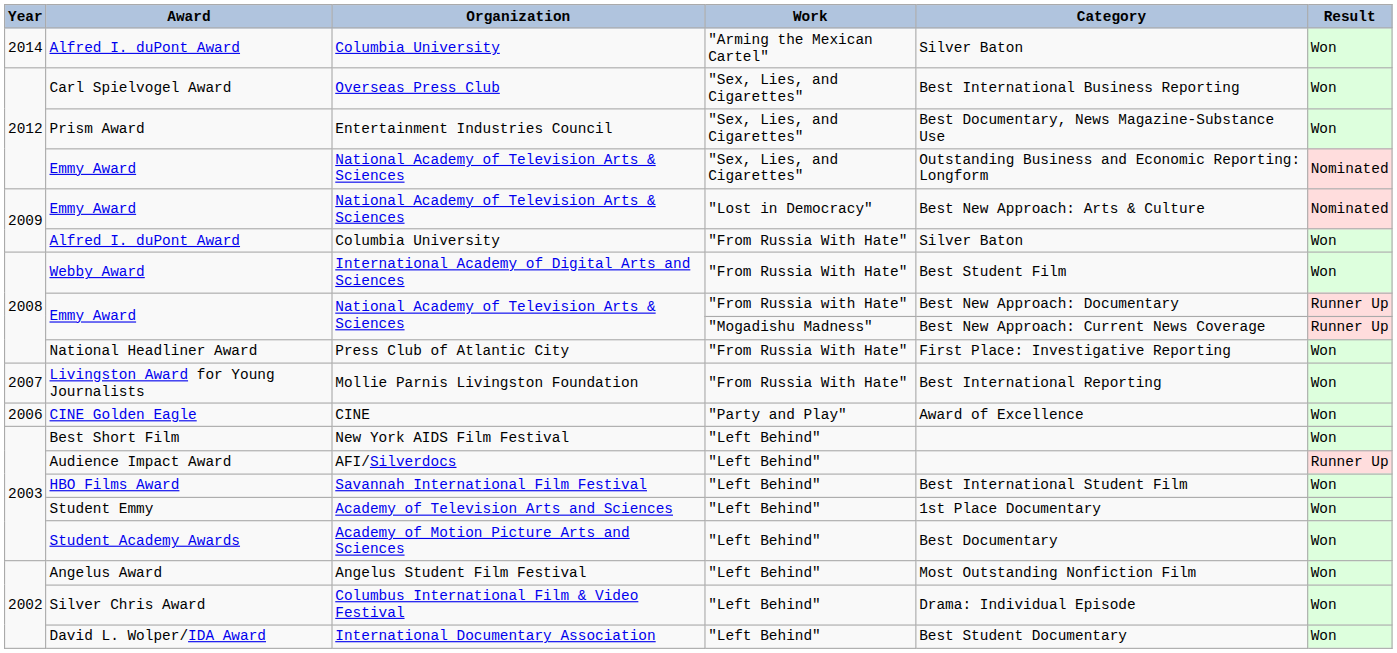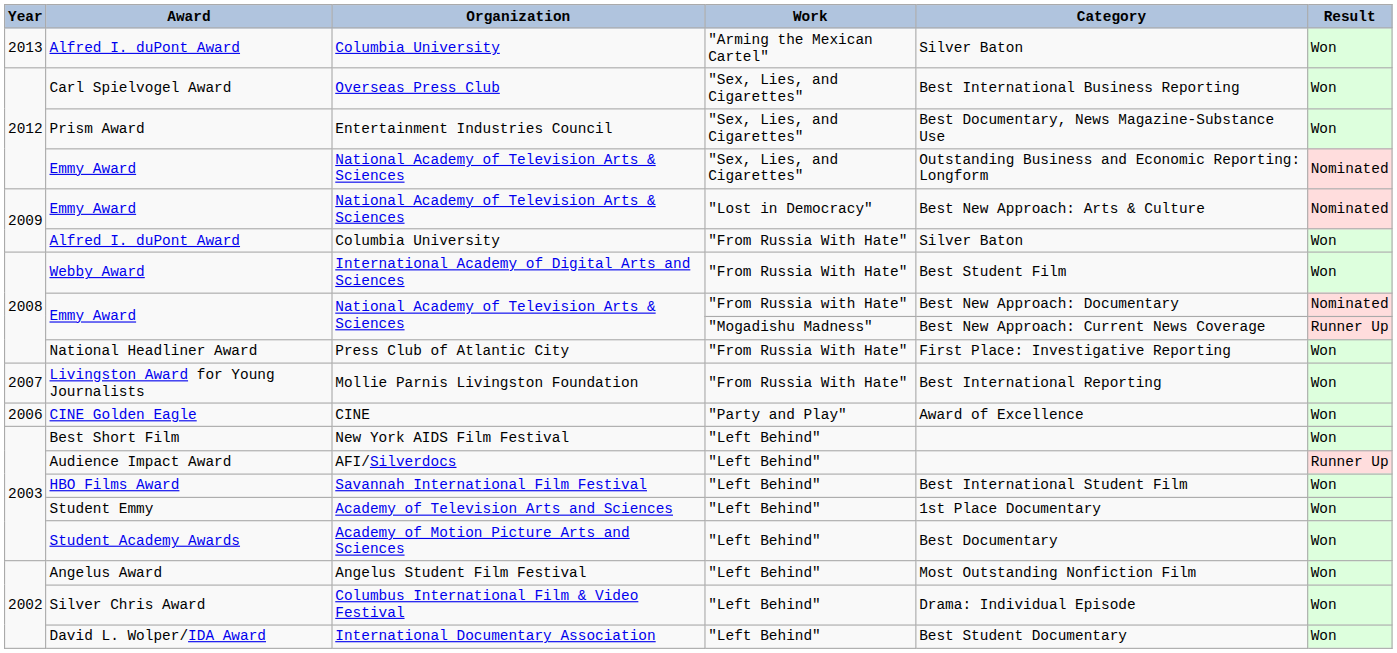(25, 48) 2014 -> (25, 48) 2013
(1350, 304) Runner Up -> (1350, 304) Nominated
